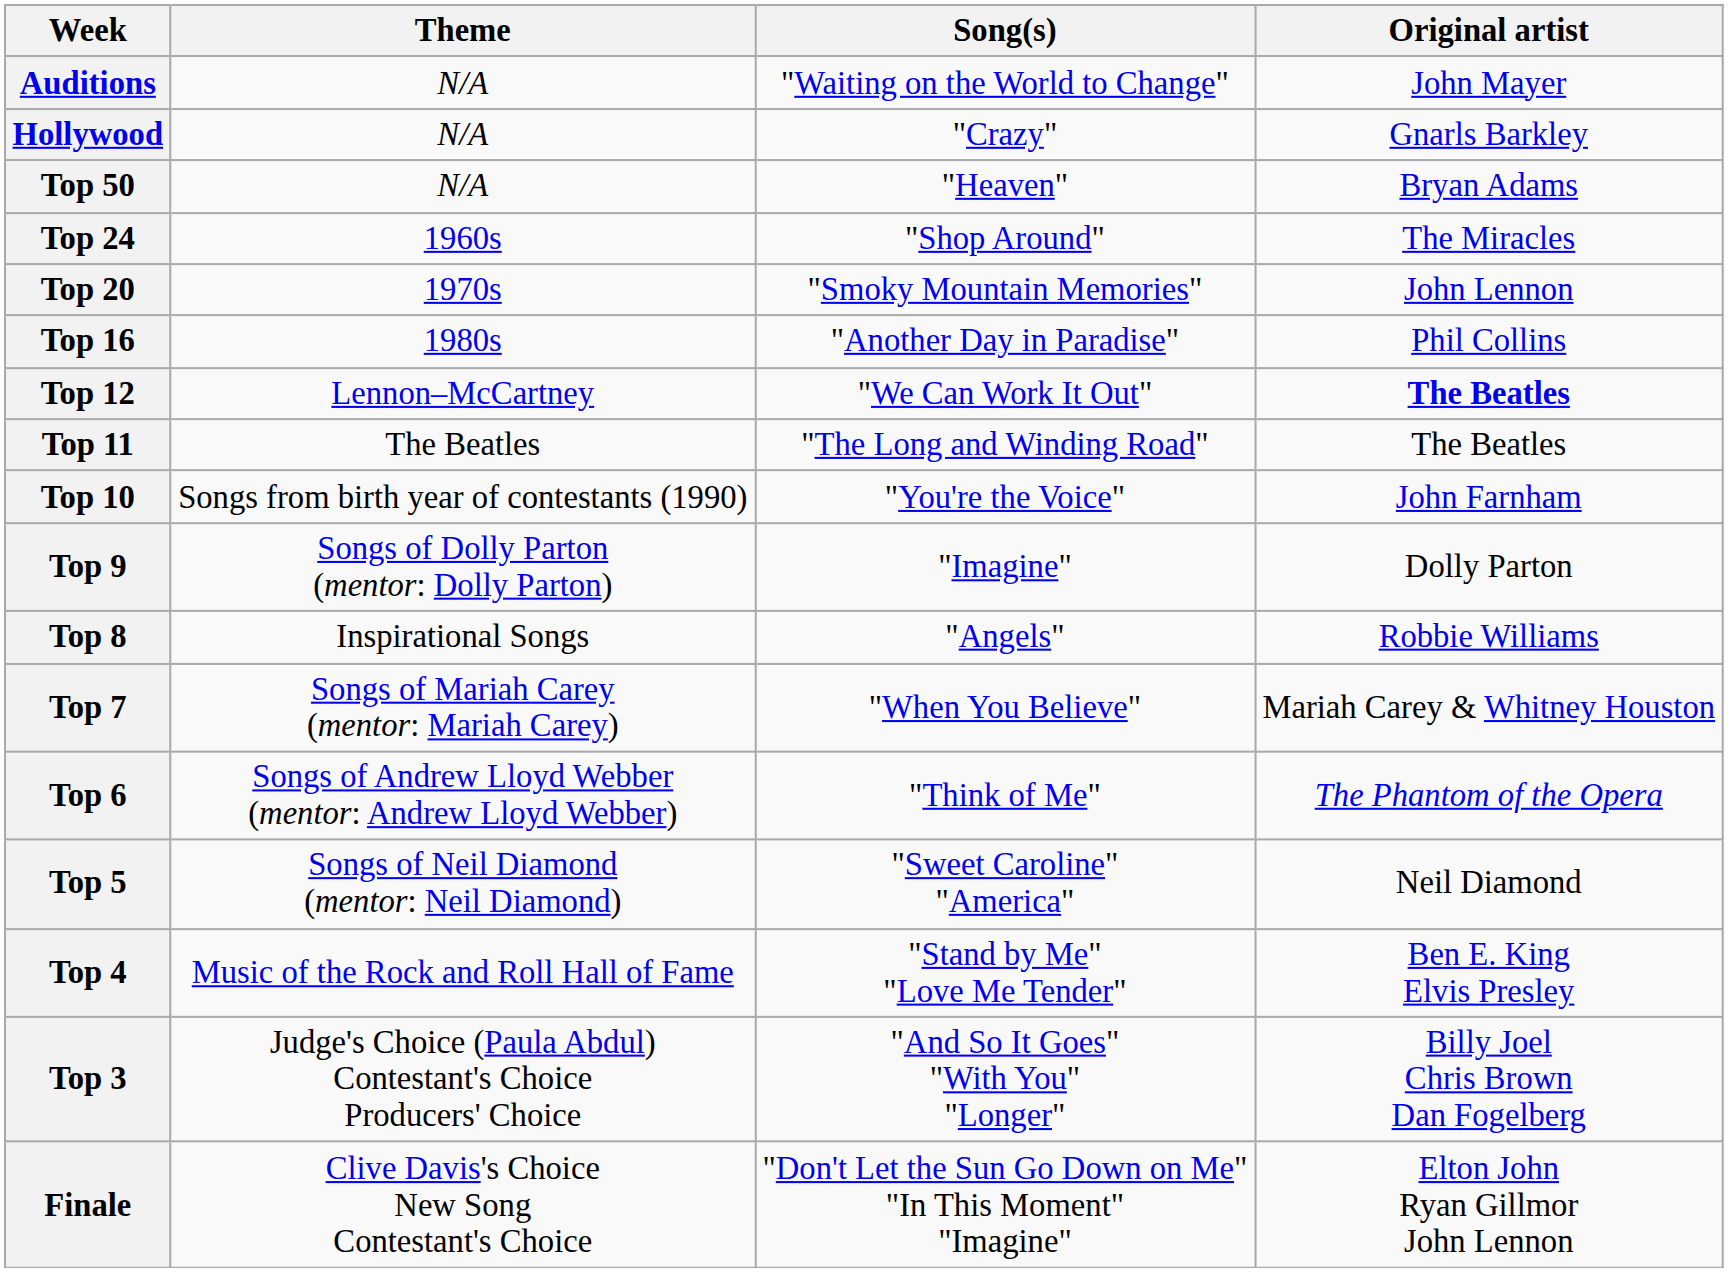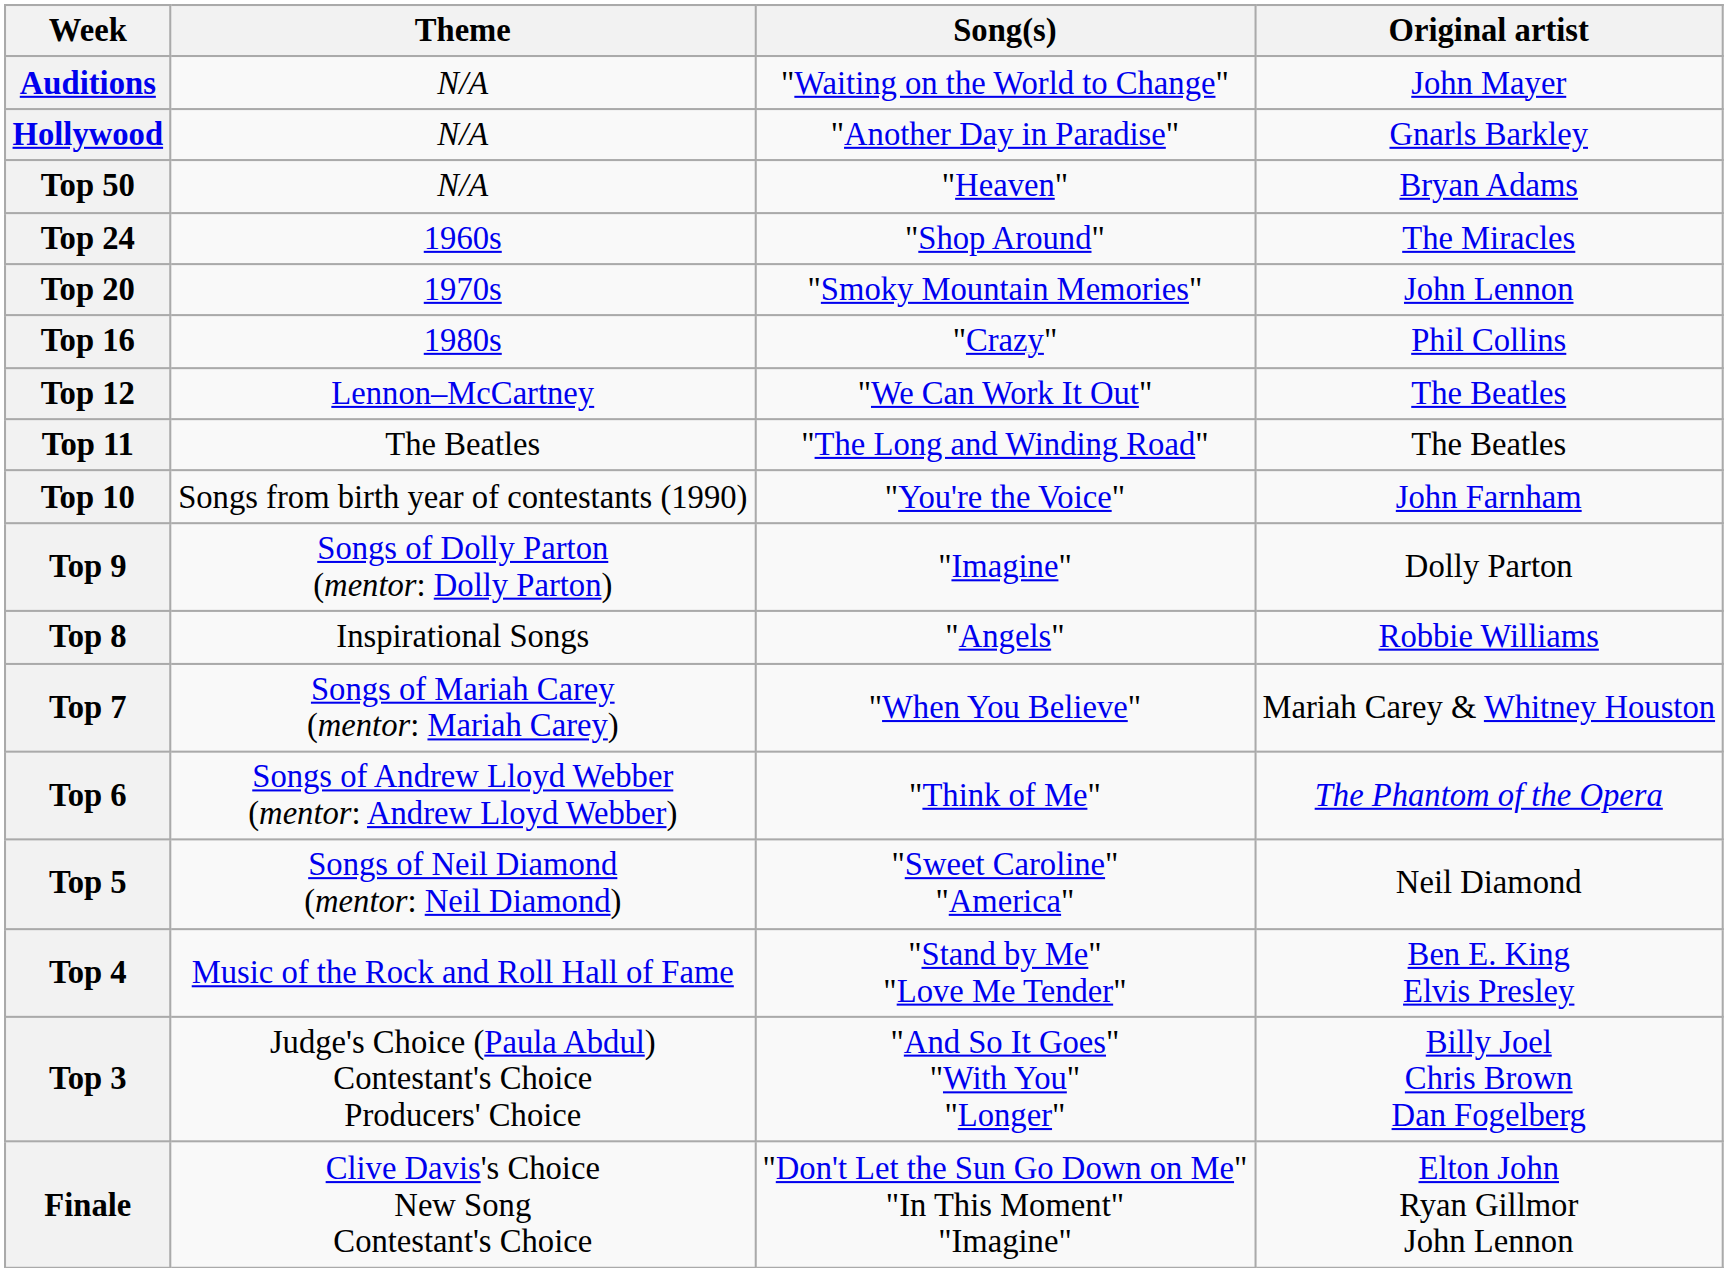(1005, 133) "Crazy" -> (1005, 133) "Another Day in Paradise"
(1005, 340) "Another Day in Paradise" -> (1005, 340) "Crazy"
(1489, 392) bold -> (1489, 392) normal
